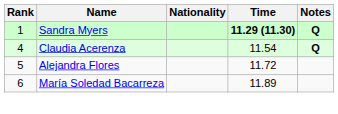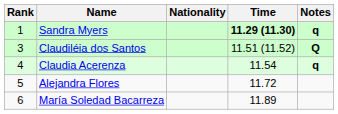(316, 30) Q -> (316, 30) q
+ row: (92, 48)
(316, 48) Q -> (316, 65) q
